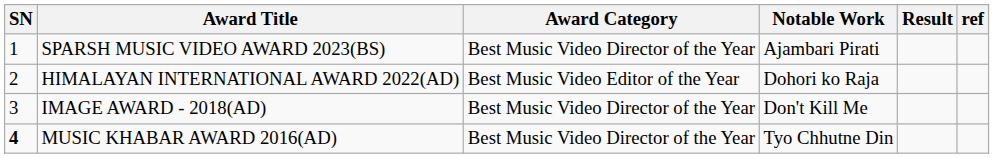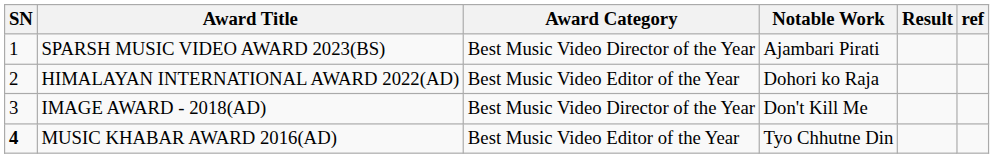(611, 138) Best Music Video Director of the Year -> (604, 138) Best Music Video Editor of the Year
